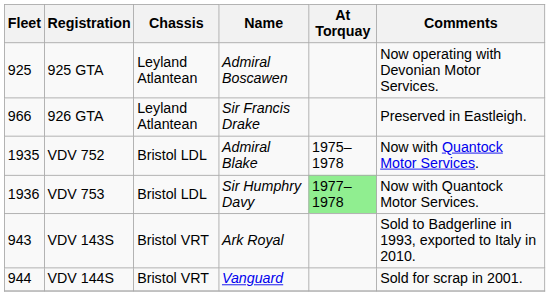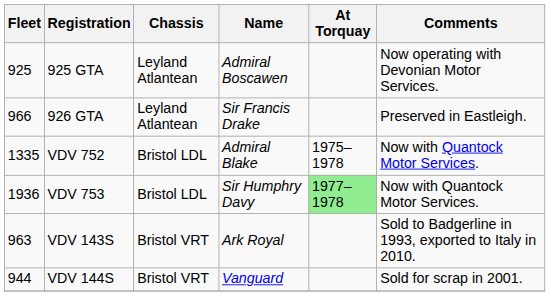(24, 155) 1935 -> (24, 155) 1335
(20, 240) 943 -> (20, 240) 963
